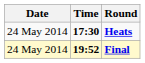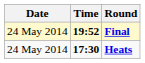rows swapped: (118, 31) <-> (117, 49)
